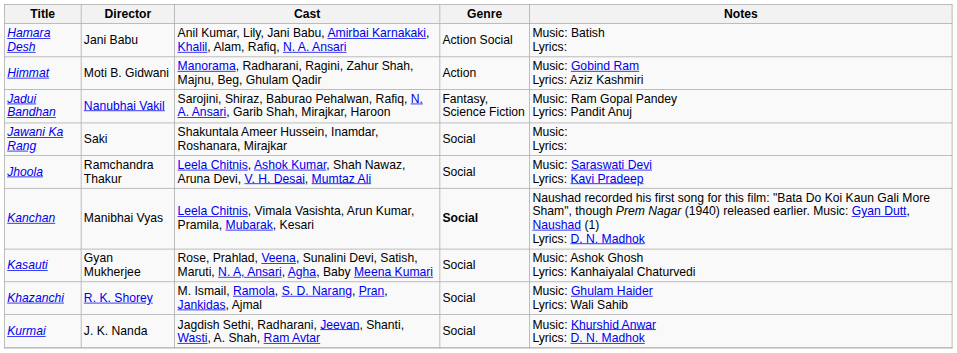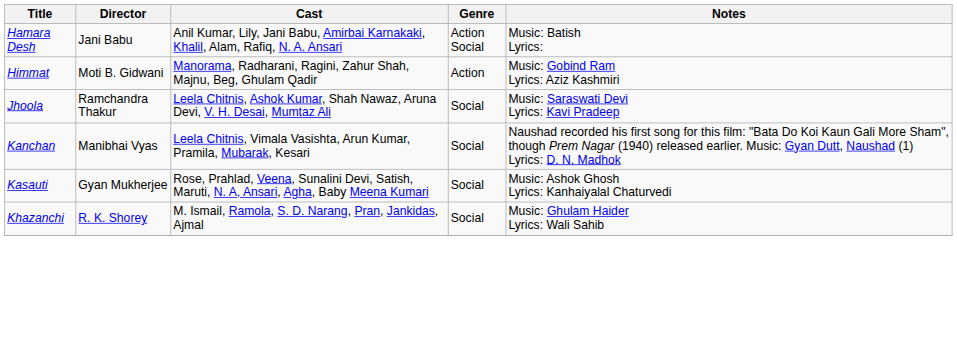- row: (32, 106)
- row: (35, 139)
(460, 218) bold -> (467, 146) normal
- row: (26, 331)
